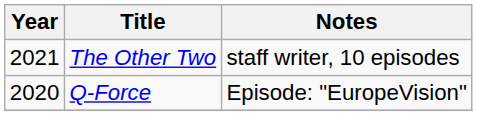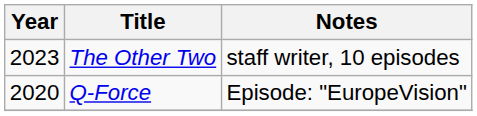(35, 57) 2021 -> (35, 57) 2023
